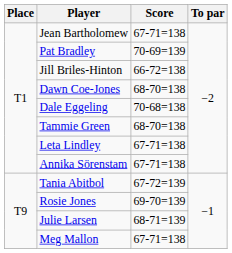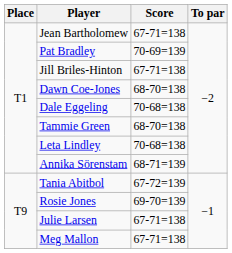(159, 70) 66-72=138 -> (159, 70) 67-71=138
(159, 145) 67-71=138 -> (159, 145) 70-68=138
(159, 164) 67-71=138 -> (159, 164) 68-71=139
(159, 220) 68-71=139 -> (159, 220) 67-71=138
